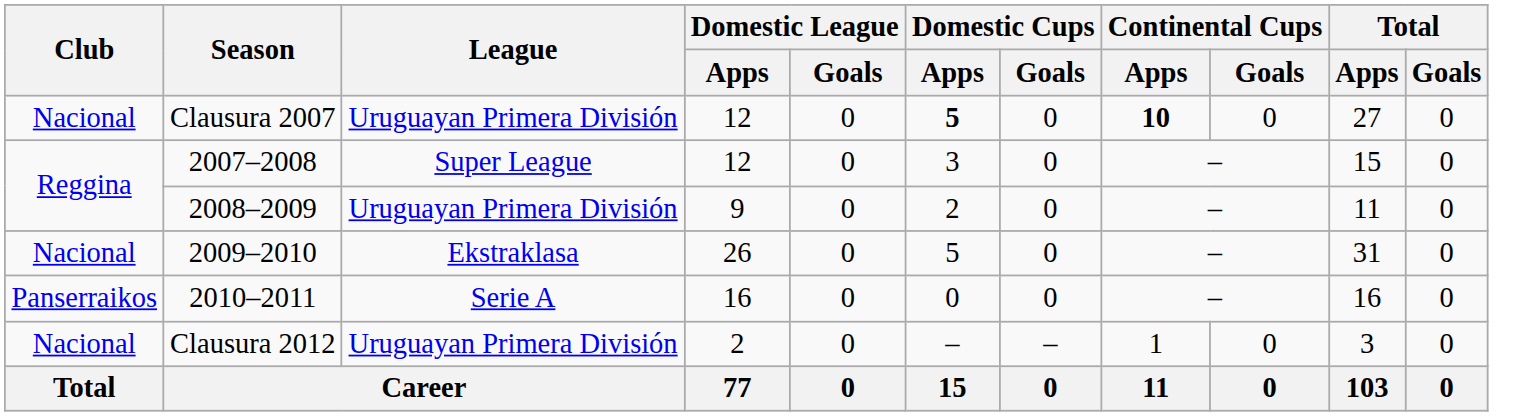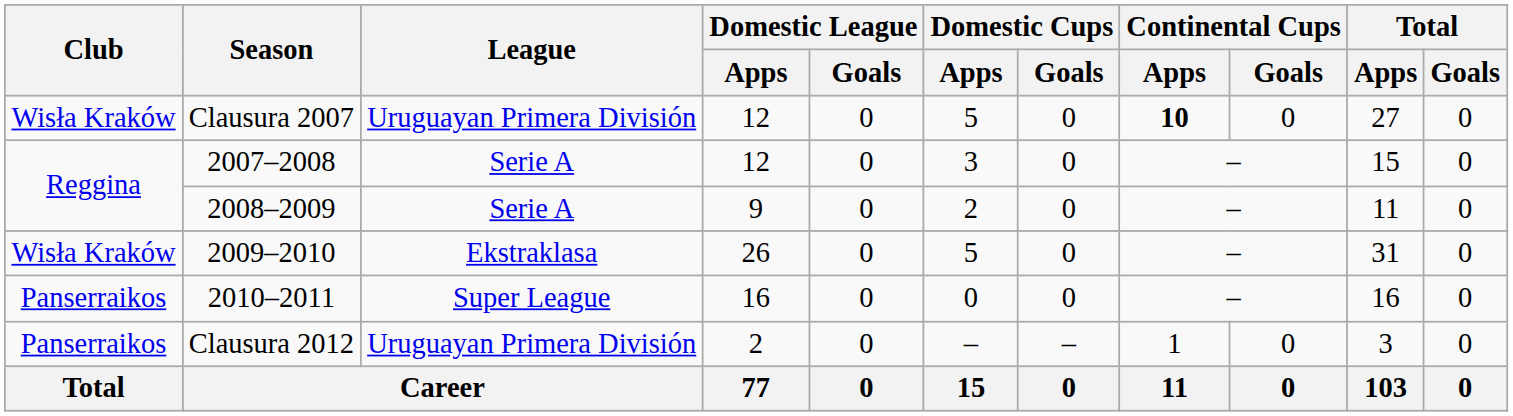(84, 117) Nacional -> (94, 117) Wisła Kraków
(952, 117) bold -> (971, 117) normal
(513, 162) Super League -> (532, 162) Serie A
(513, 207) Uruguayan Primera División -> (532, 207) Serie A
(84, 252) Nacional -> (94, 252) Wisła Kraków
(513, 298) Serie A -> (532, 298) Super League
(84, 343) Nacional -> (94, 343) Panserraikos
